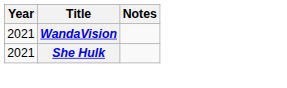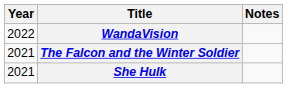(21, 33) 2021 -> (21, 33) 2022
+ row: (140, 53)
